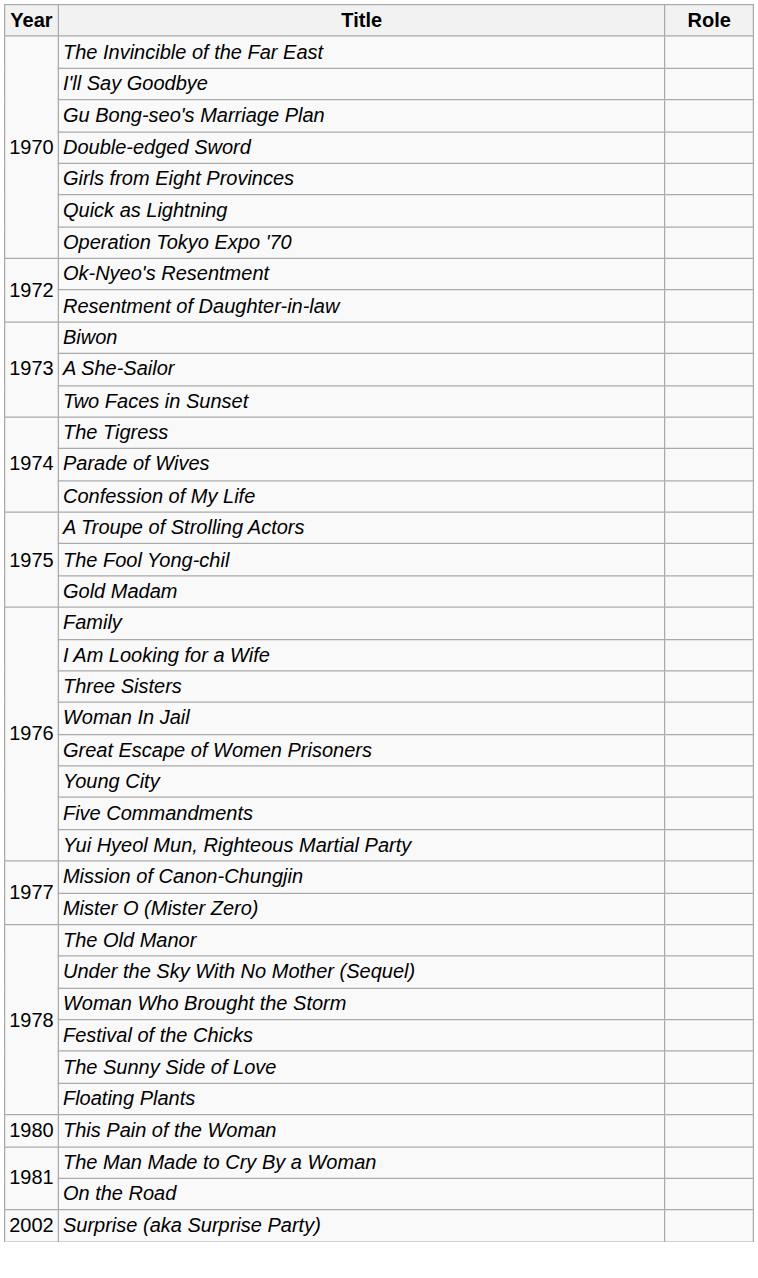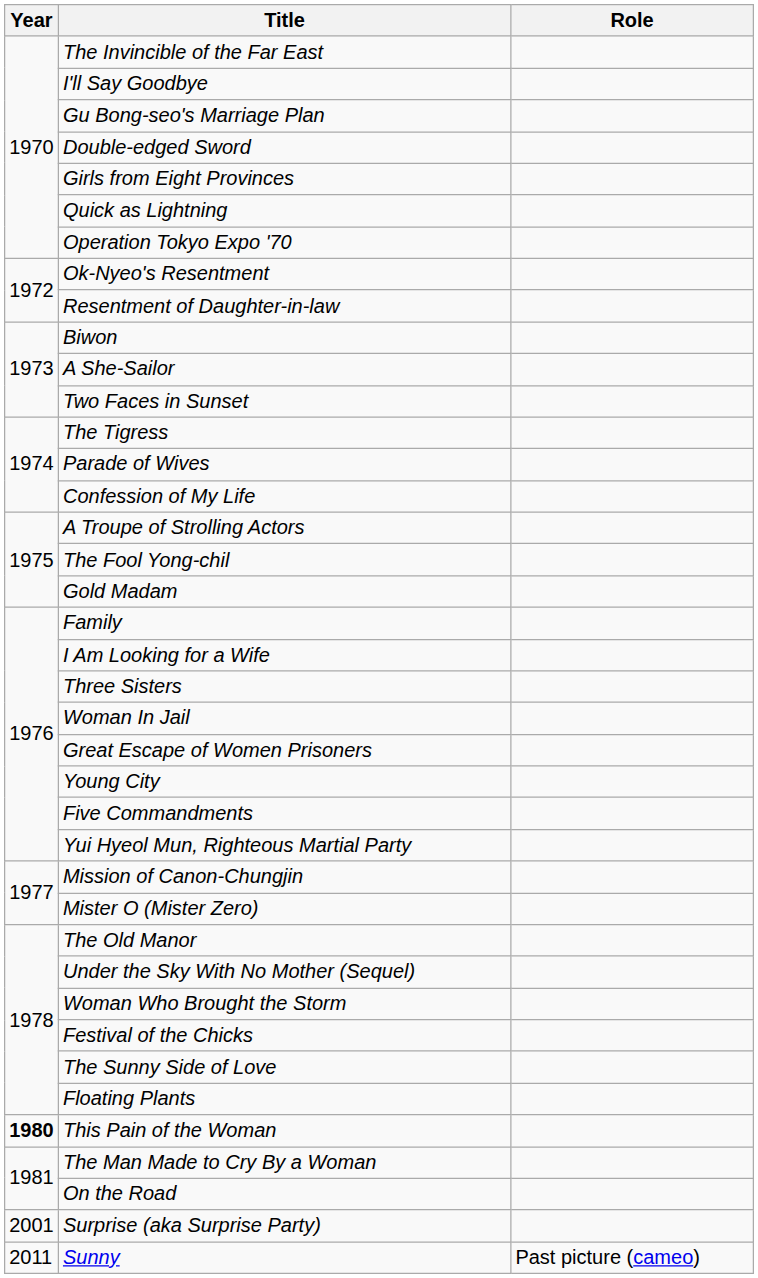(31, 1130) normal -> (31, 1130) bold
(31, 1225) 2002 -> (31, 1225) 2001
+ row: (91, 1257)
